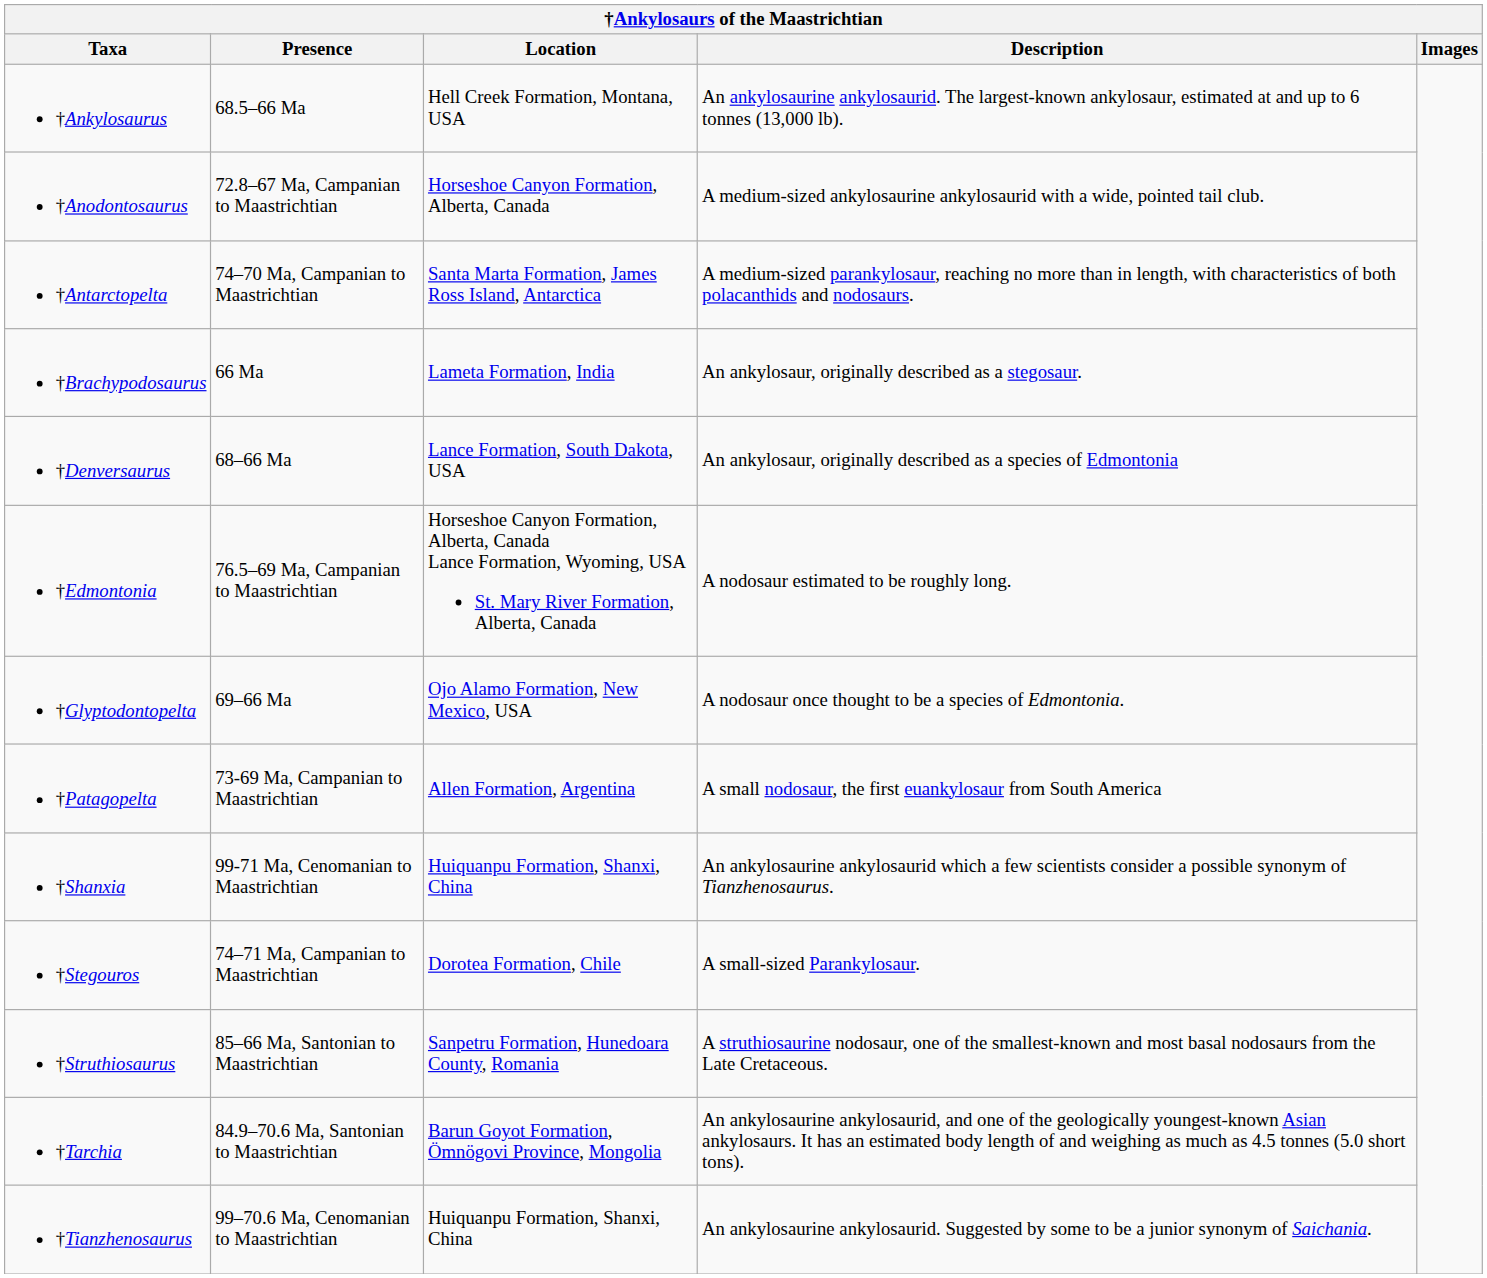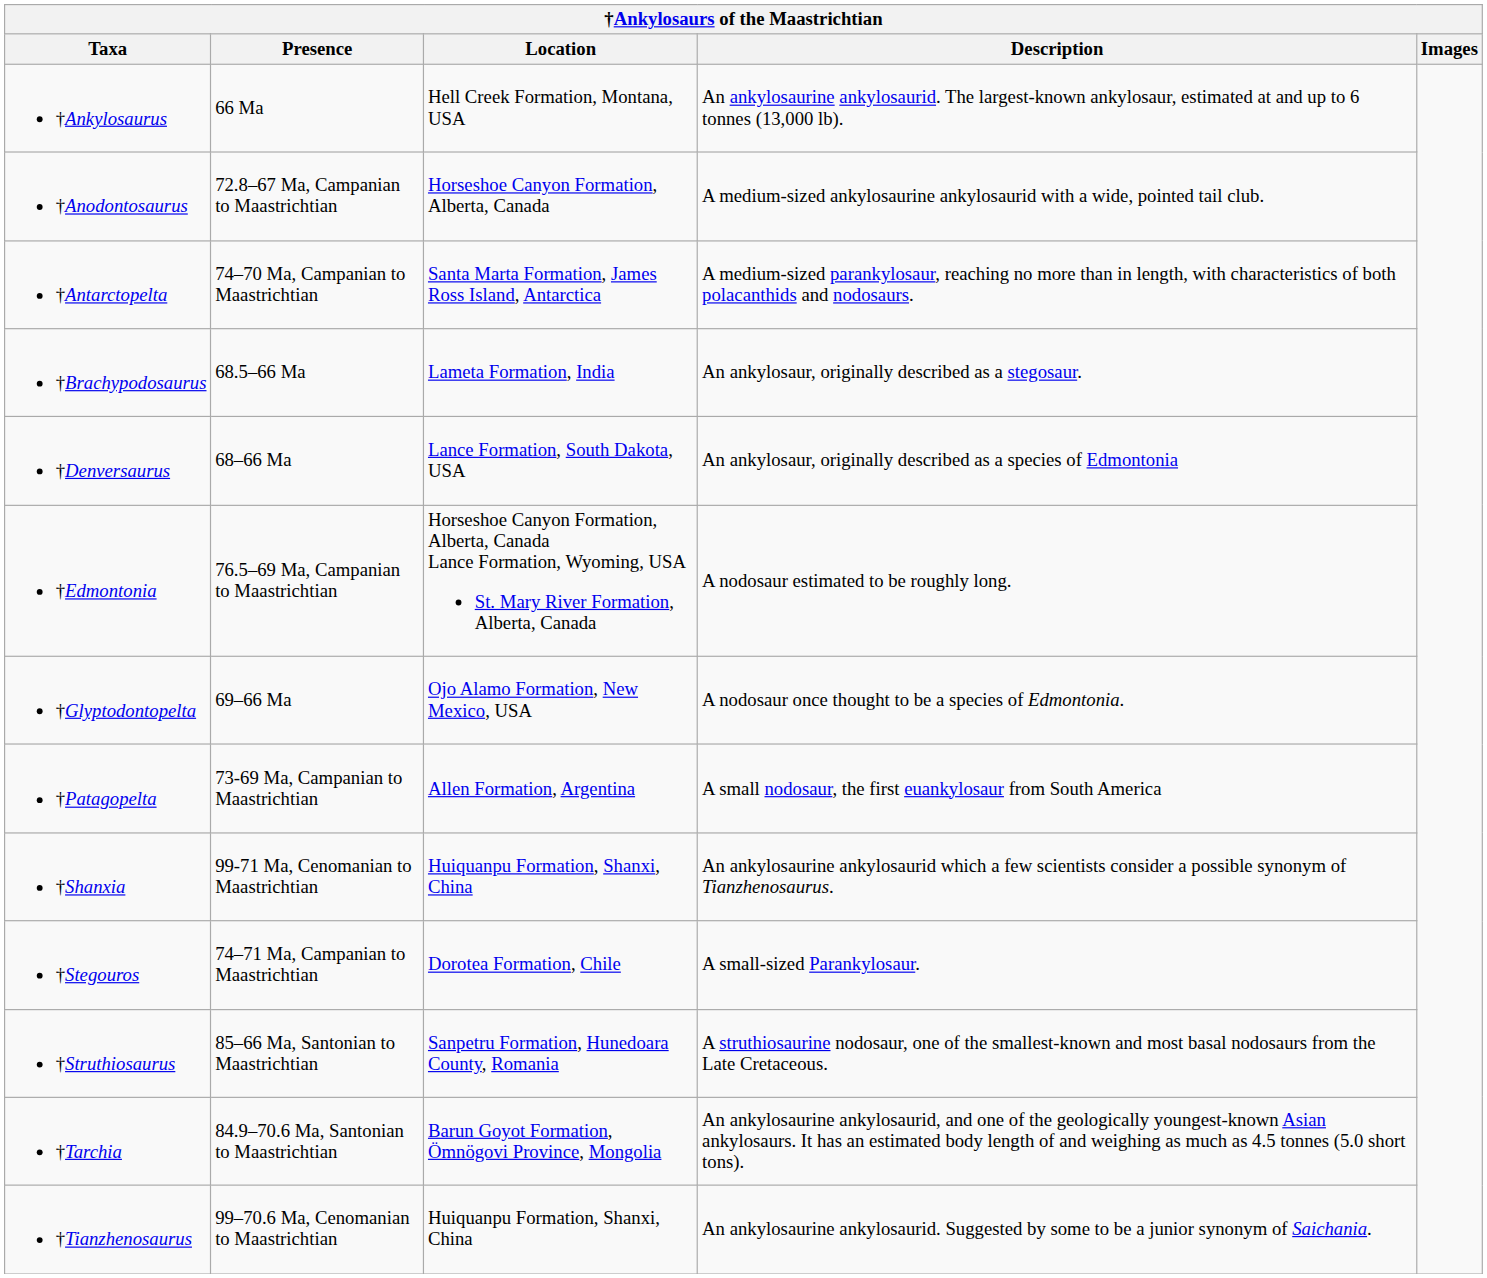(260, 107) 68.5–66 Ma -> (239, 107) 66 Ma
(239, 372) 66 Ma -> (260, 372) 68.5–66 Ma
